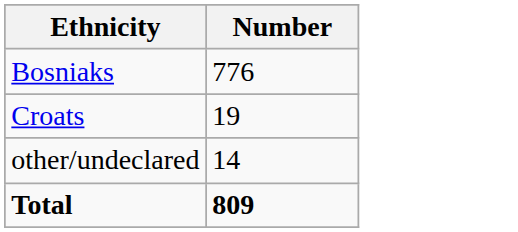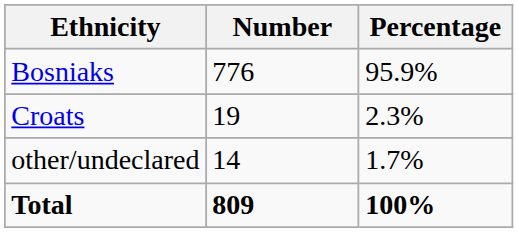+ column: (435, 26)
